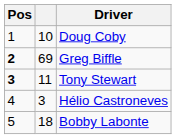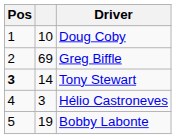(11, 57) bold -> (11, 57) normal
(45, 79) 11 -> (46, 79) 14
(46, 122) 18 -> (46, 122) 19
